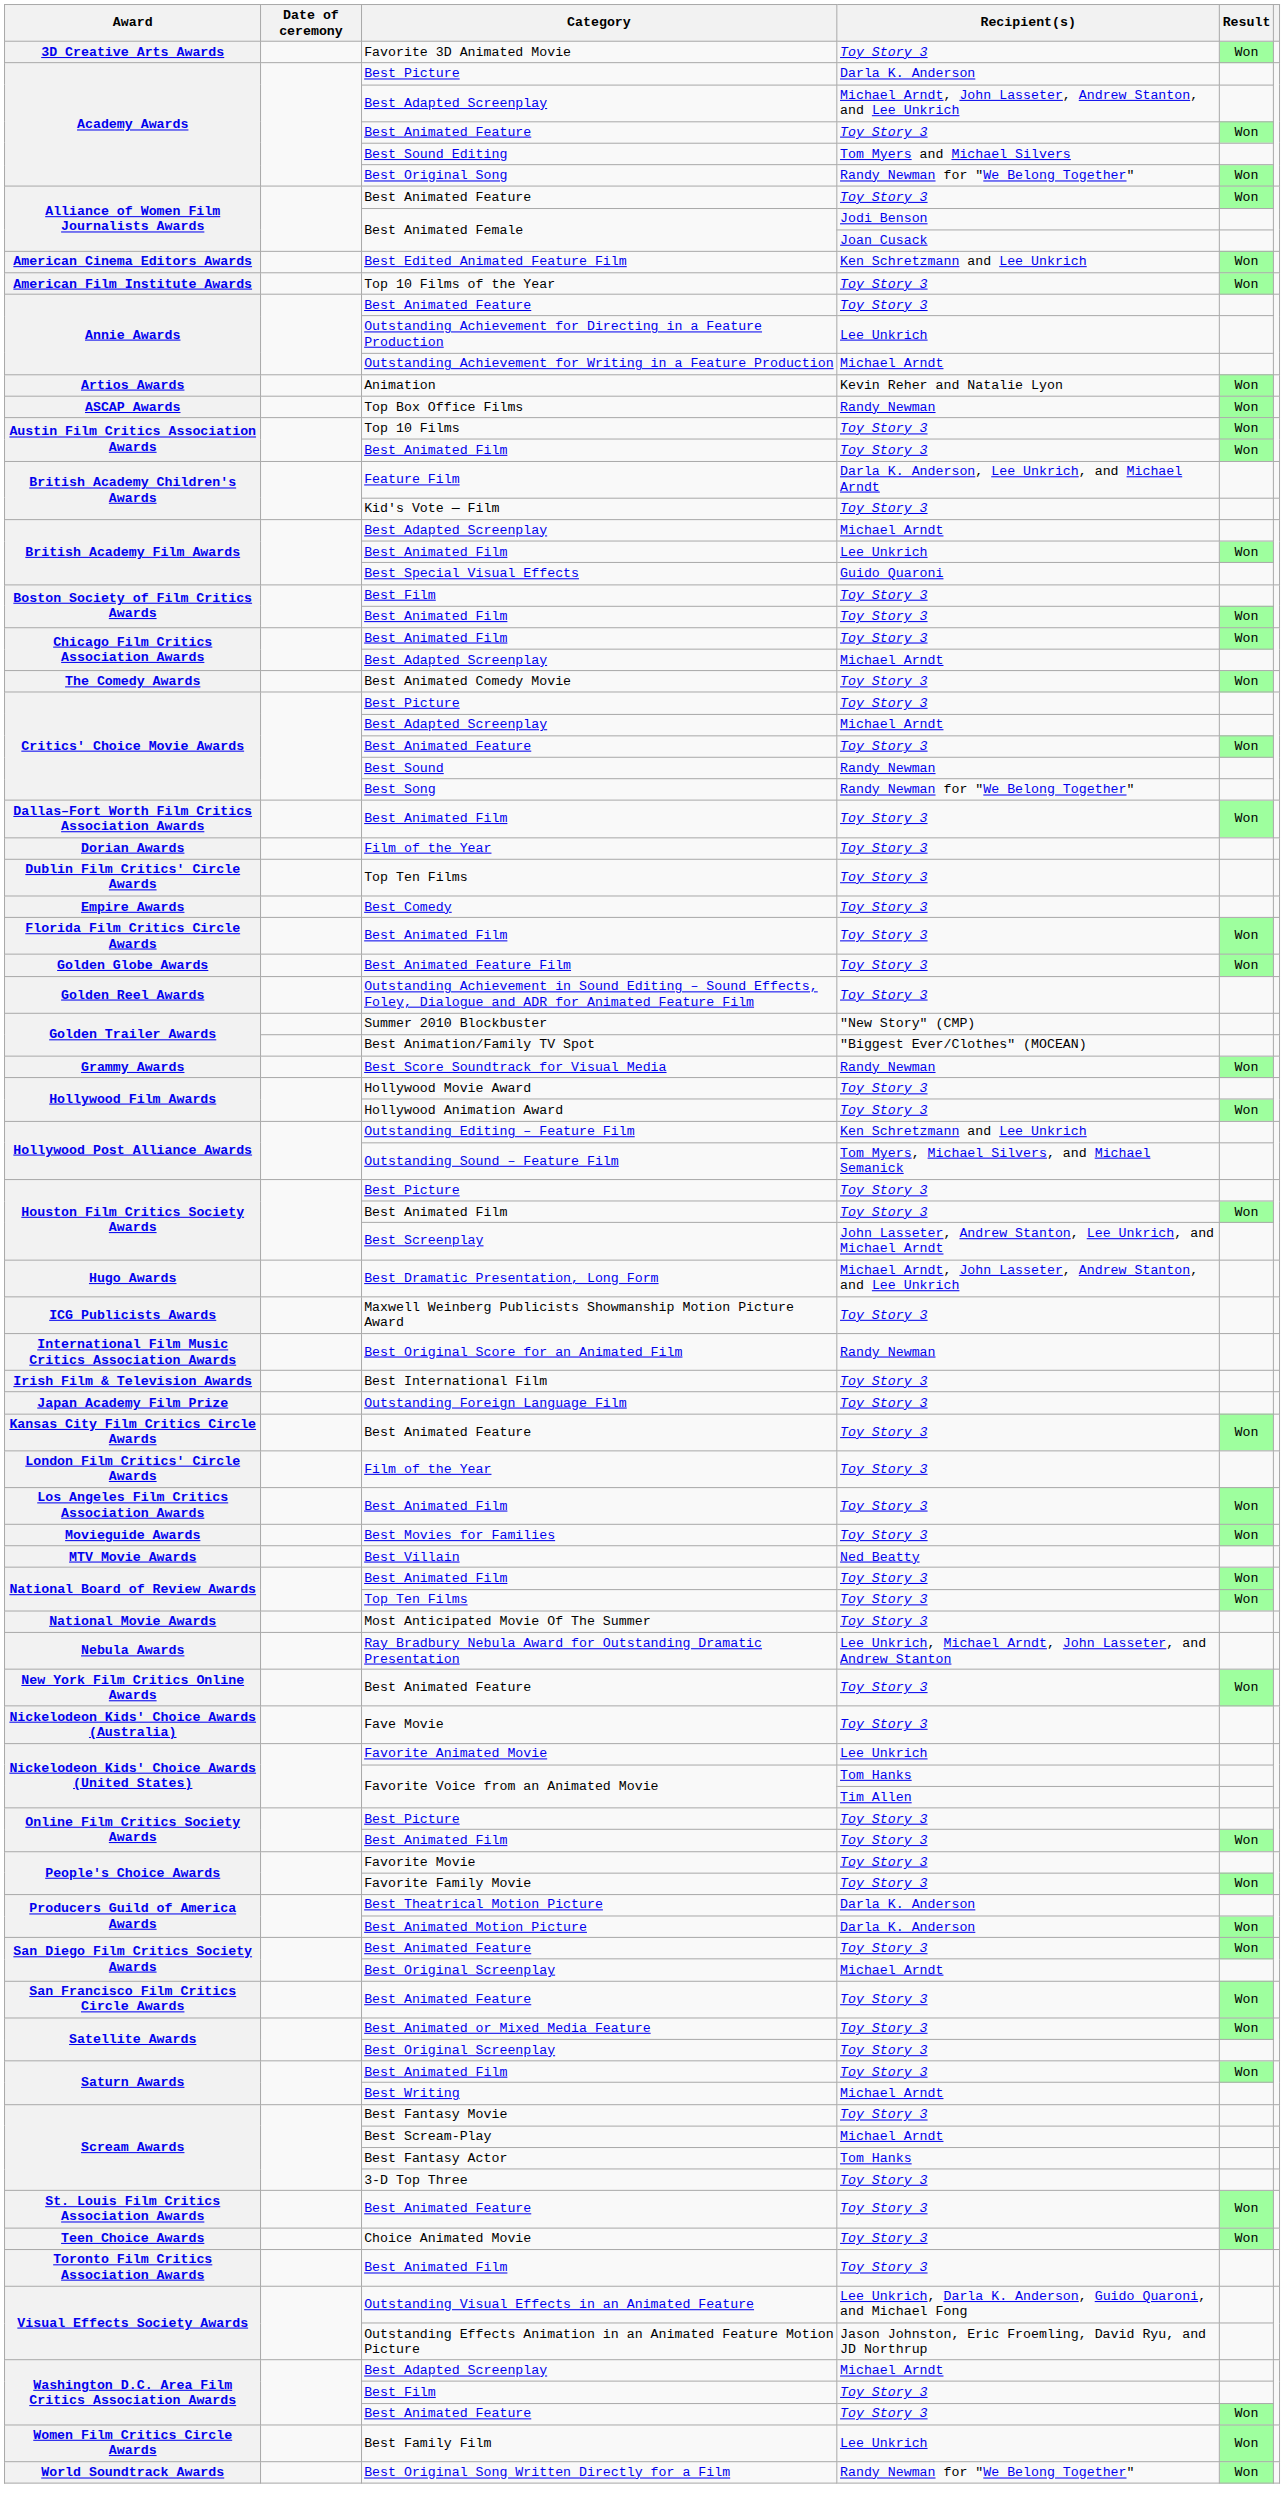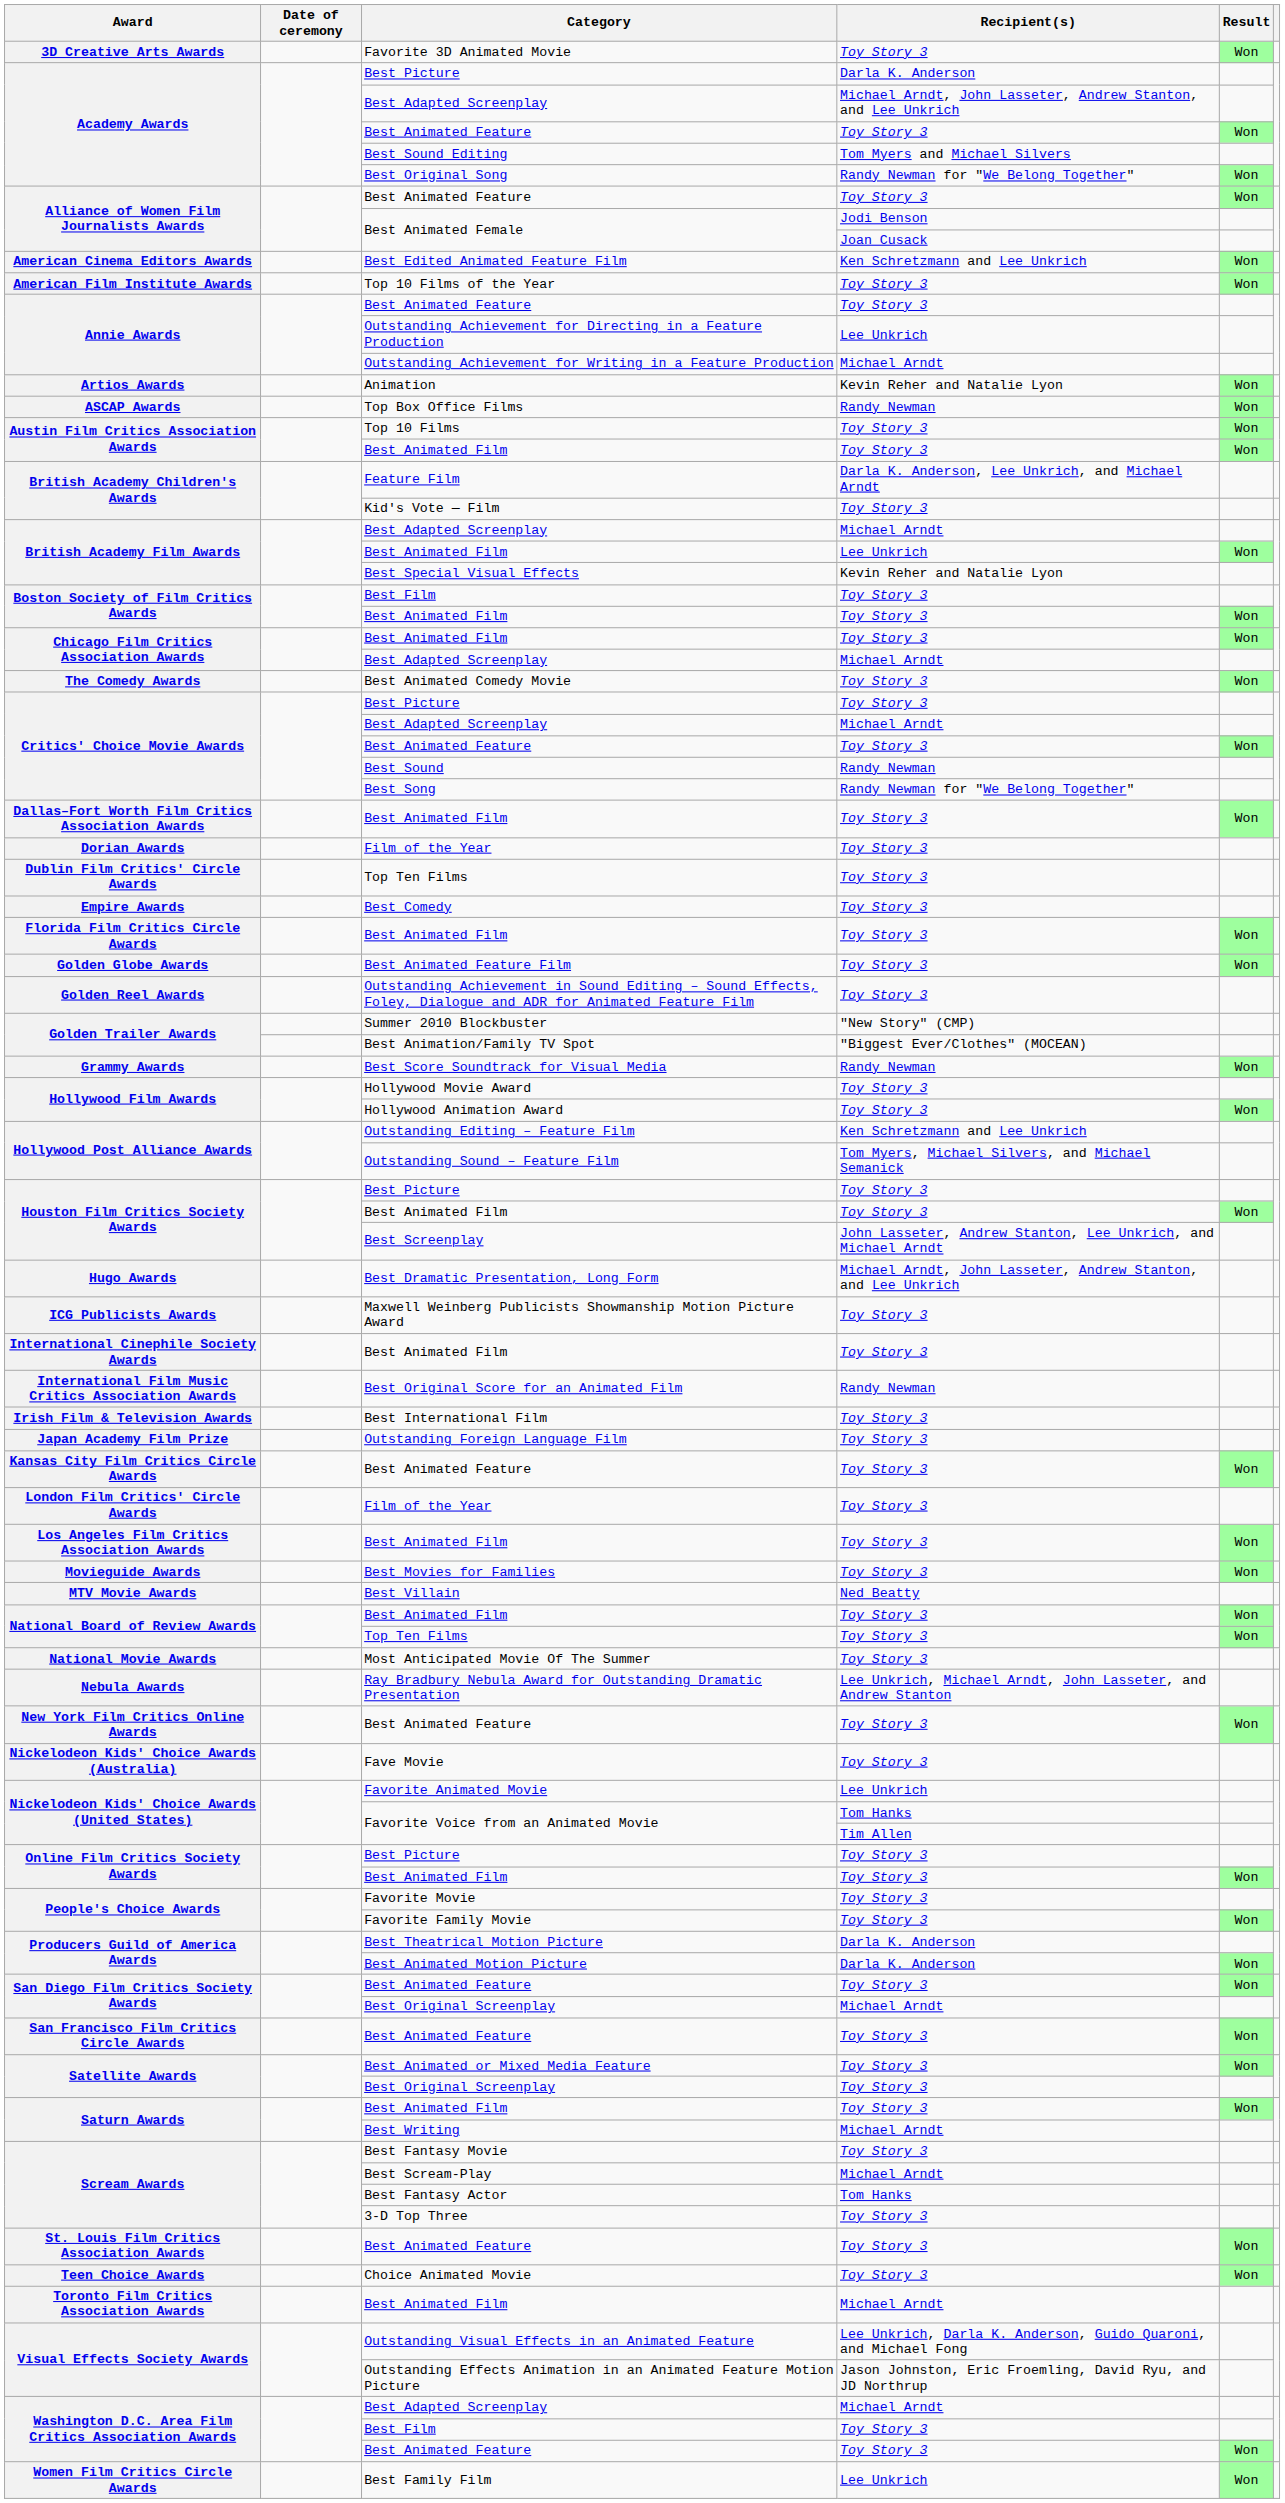(892, 574) Guido Quaroni -> (951, 574) Kevin Reher and Natalie Lyon
+ row: (133, 1352)
(884, 2268) Toy Story 3 -> (892, 2305) Michael Arndt
- row: (133, 2472)
